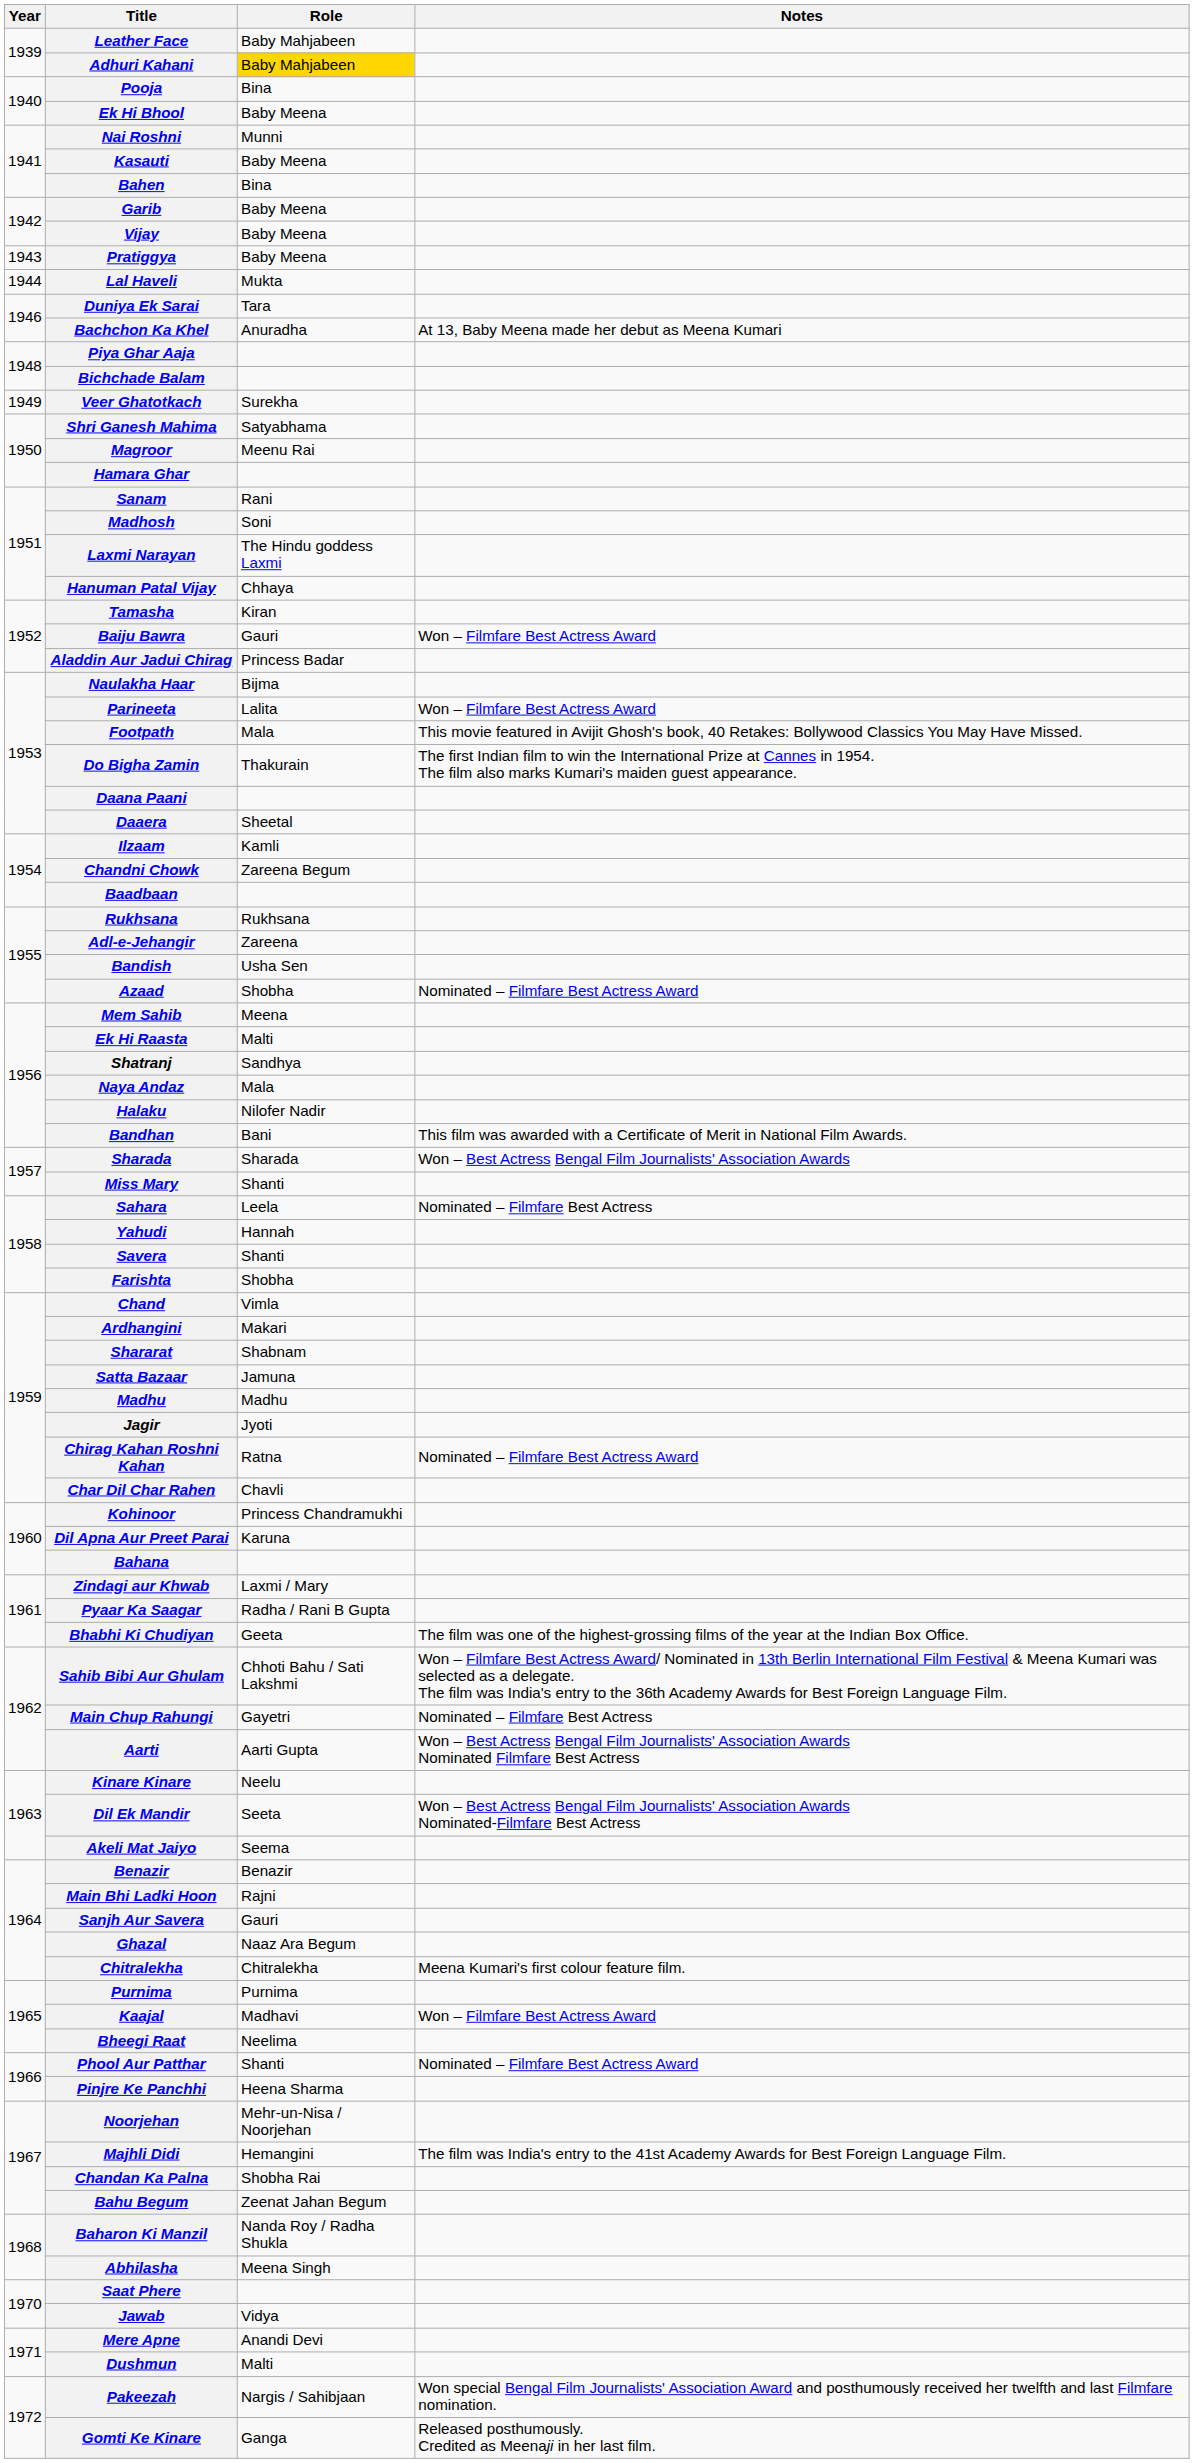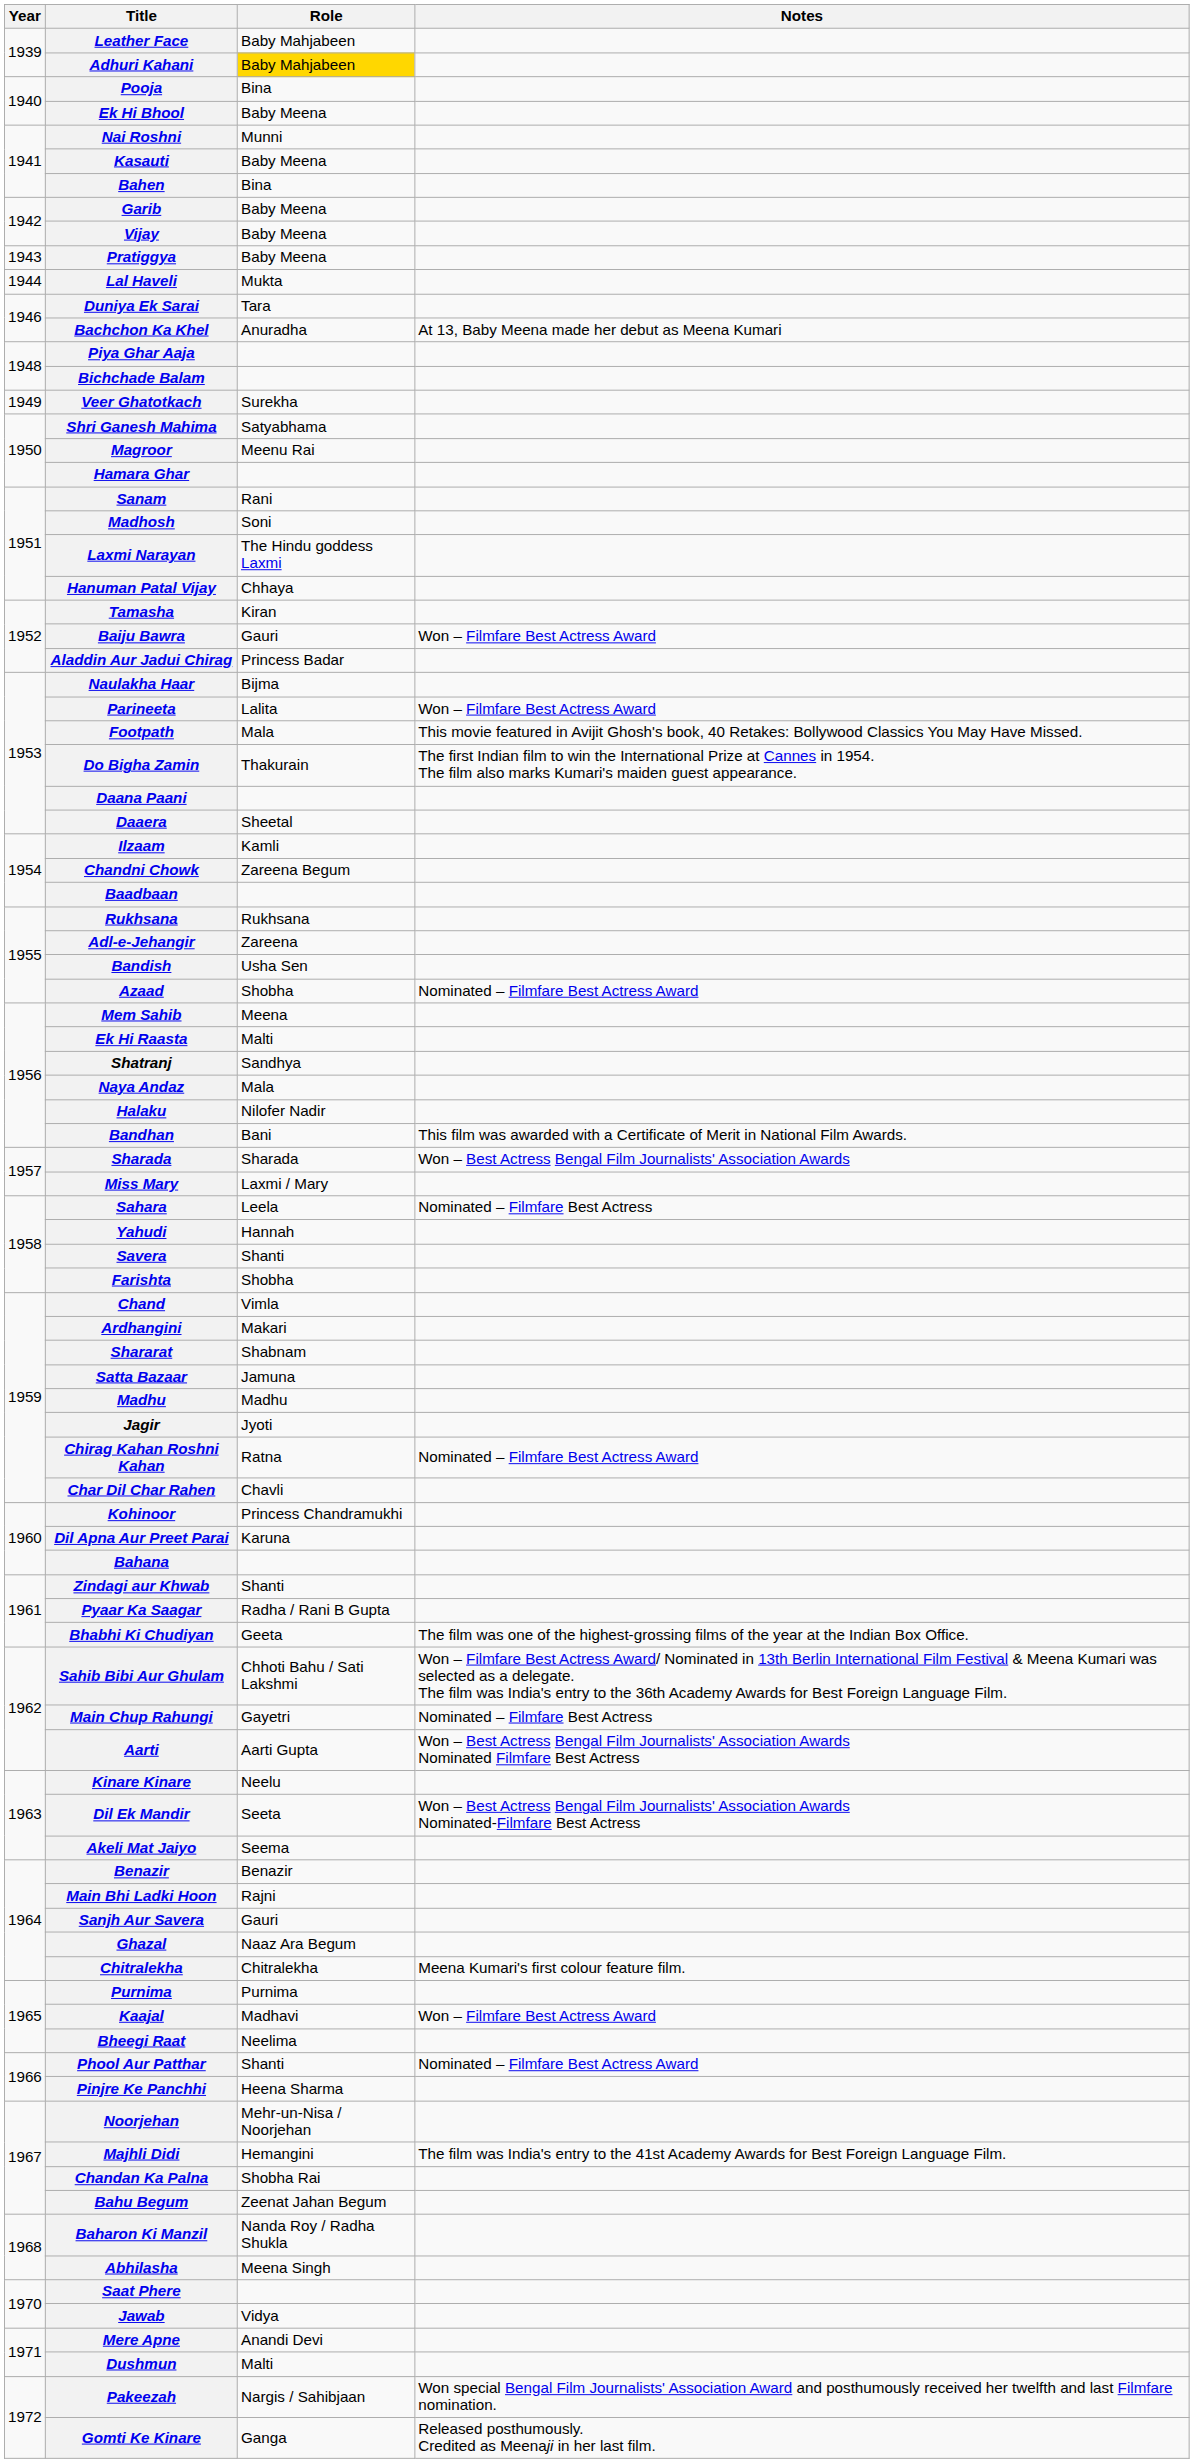(263, 1183) Shanti -> (285, 1183) Laxmi / Mary
(285, 1586) Laxmi / Mary -> (263, 1586) Shanti
